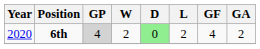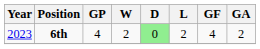(20, 33) 2020 -> (20, 33) 2023
(97, 33) lightgrey background -> (97, 33) no background
